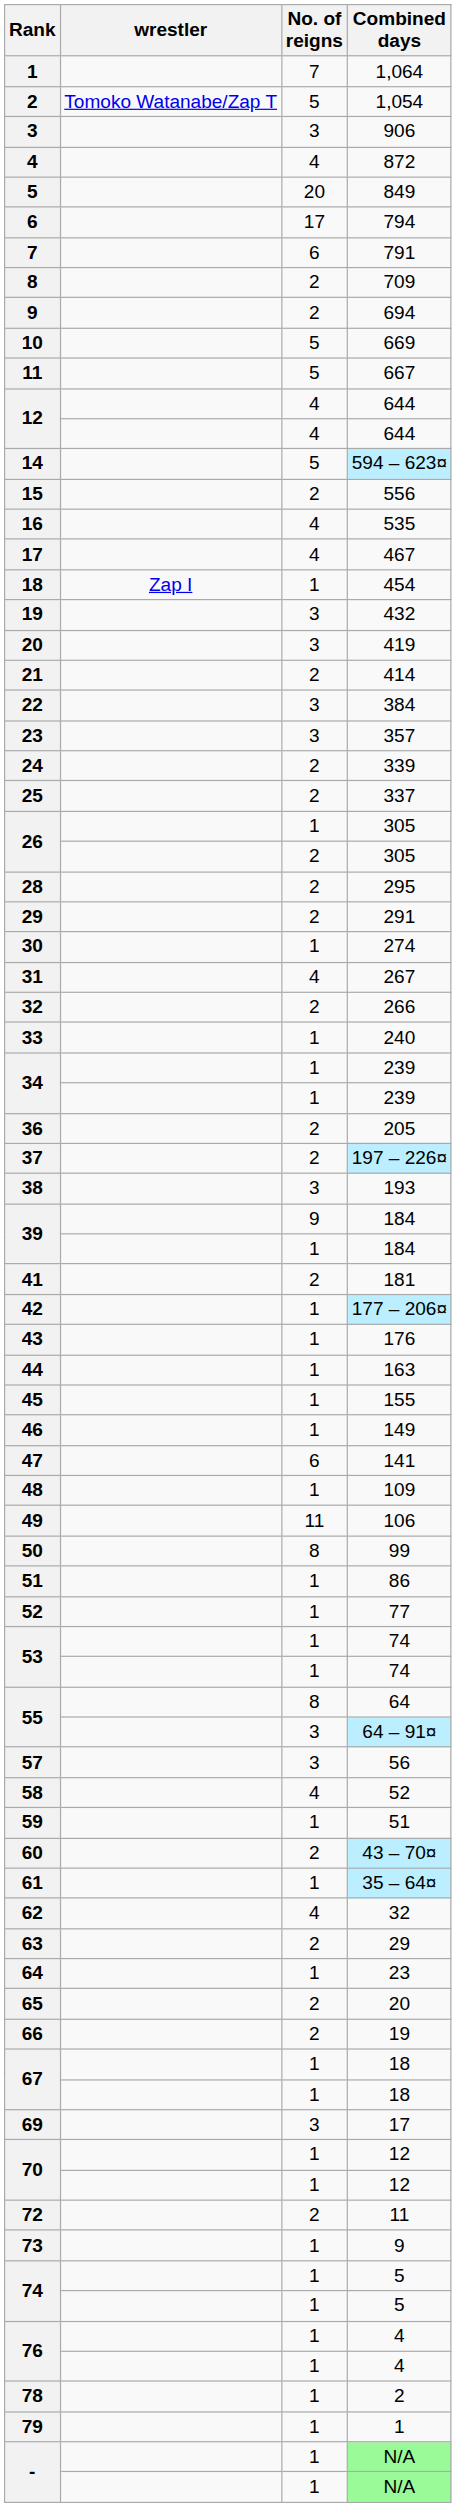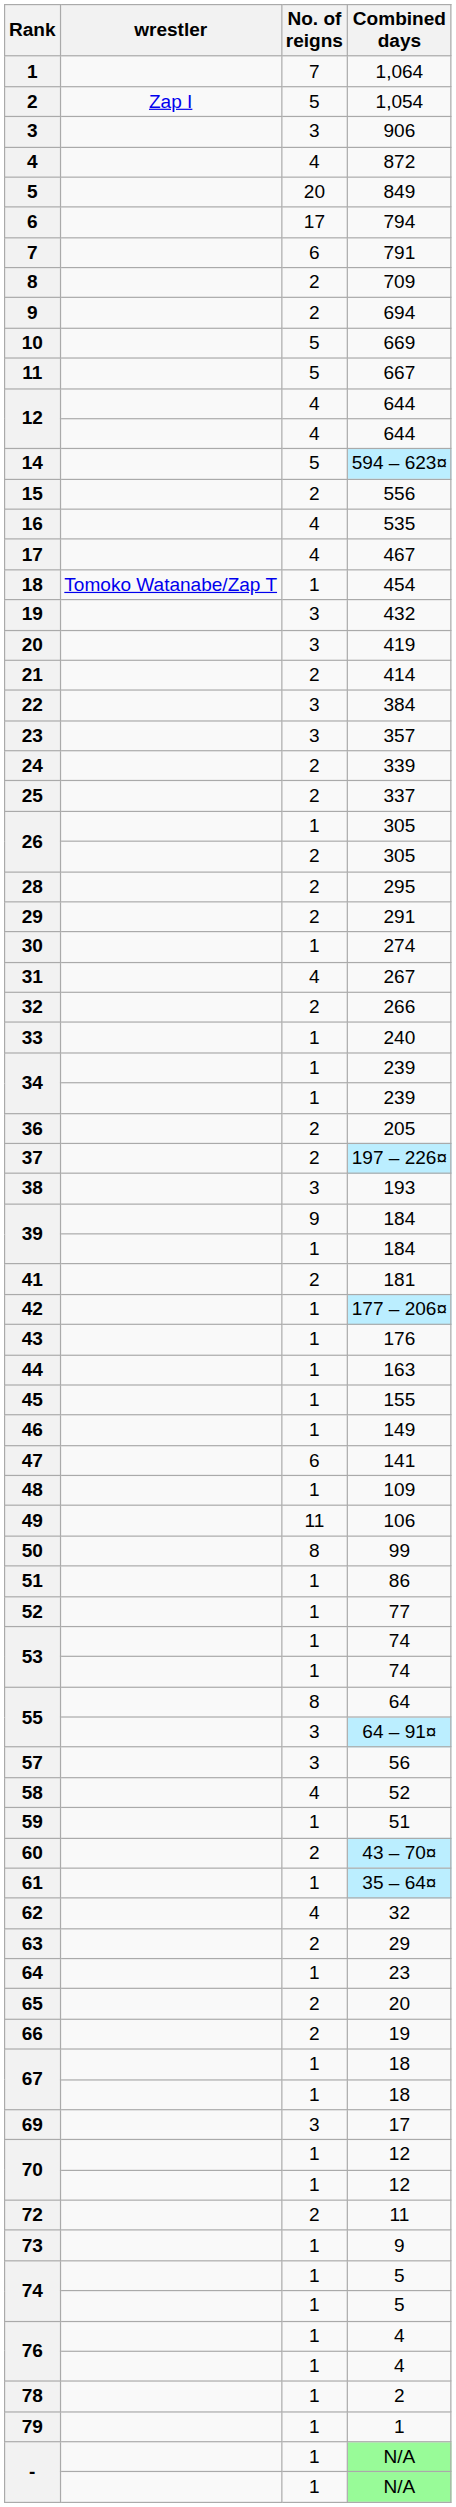(171, 101) Tomoko Watanabe/Zap T -> (171, 101) Zap I
(171, 584) Zap I -> (171, 584) Tomoko Watanabe/Zap T
